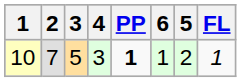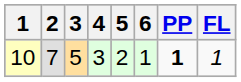columns swapped: (186, 22) <-> (131, 22)
